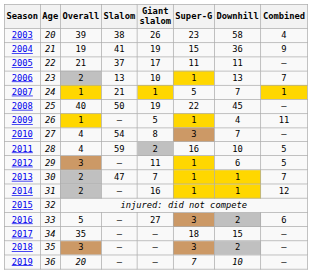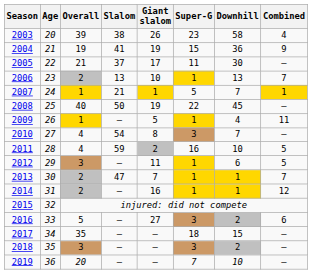(238, 64) 11 -> (238, 64) 30
